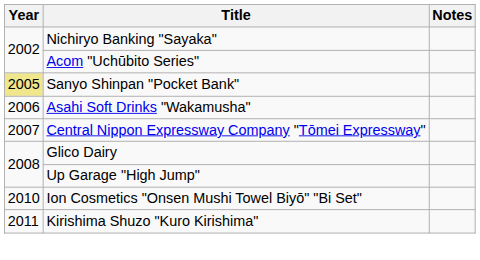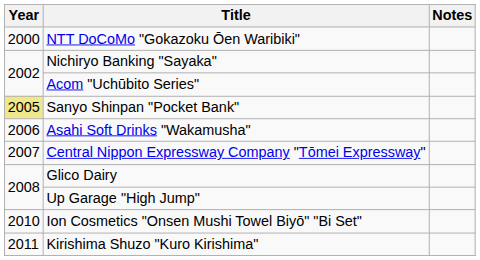+ row: (173, 38)
